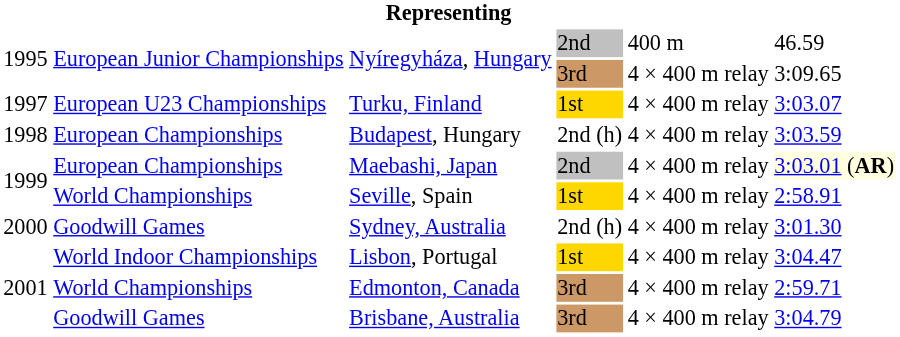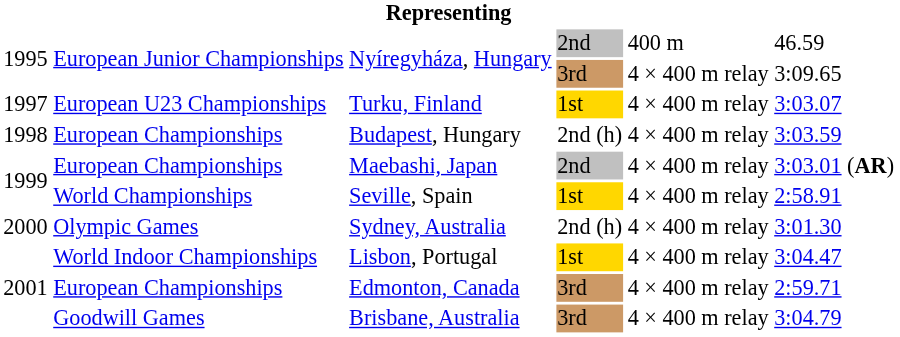(834, 165) lightyellow background -> (834, 165) no background
(129, 226) Goodwill Games -> (126, 226) Olympic Games
(153, 287) World Championships -> (168, 287) European Championships
